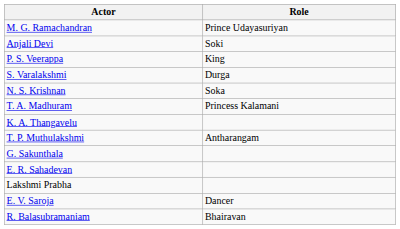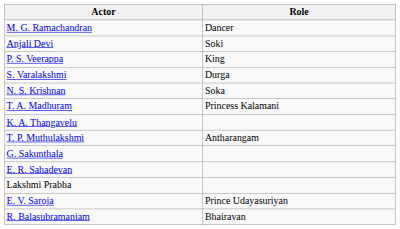(246, 28) Prince Udayasuriyan -> (219, 28) Dancer
(219, 201) Dancer -> (246, 201) Prince Udayasuriyan
